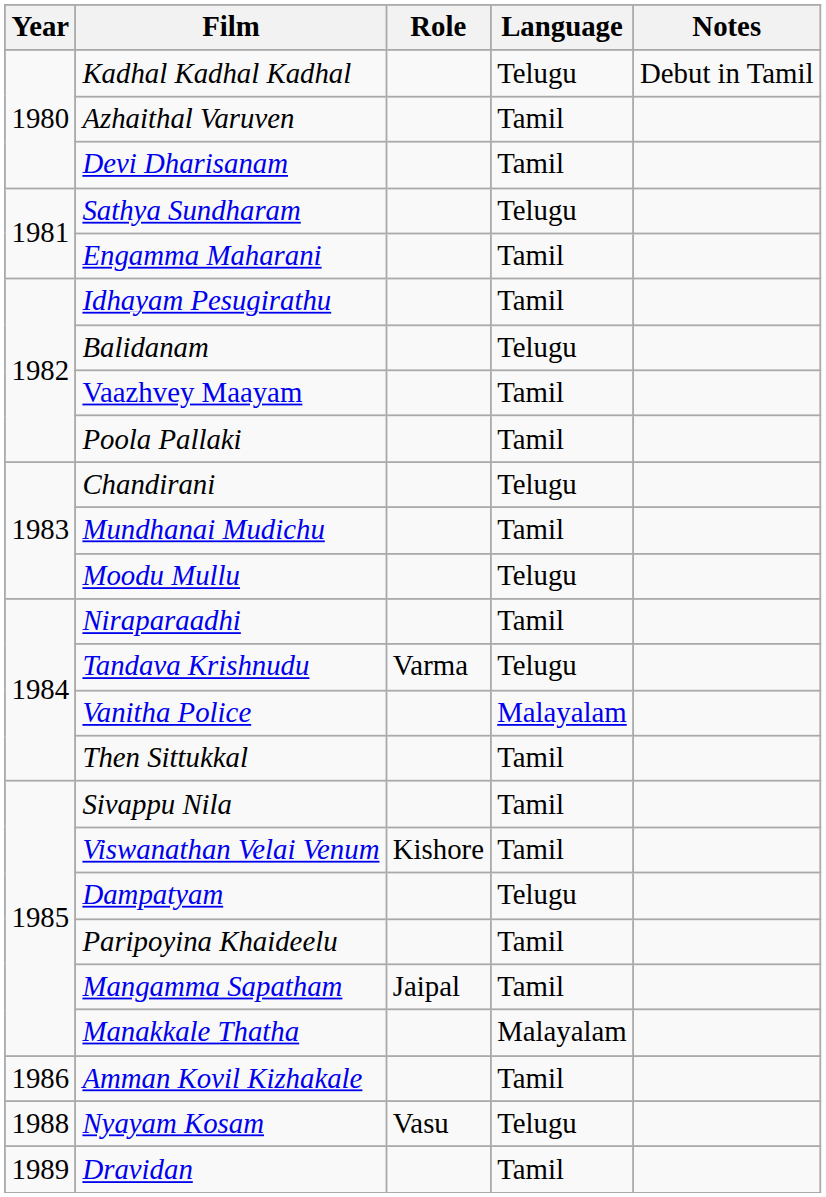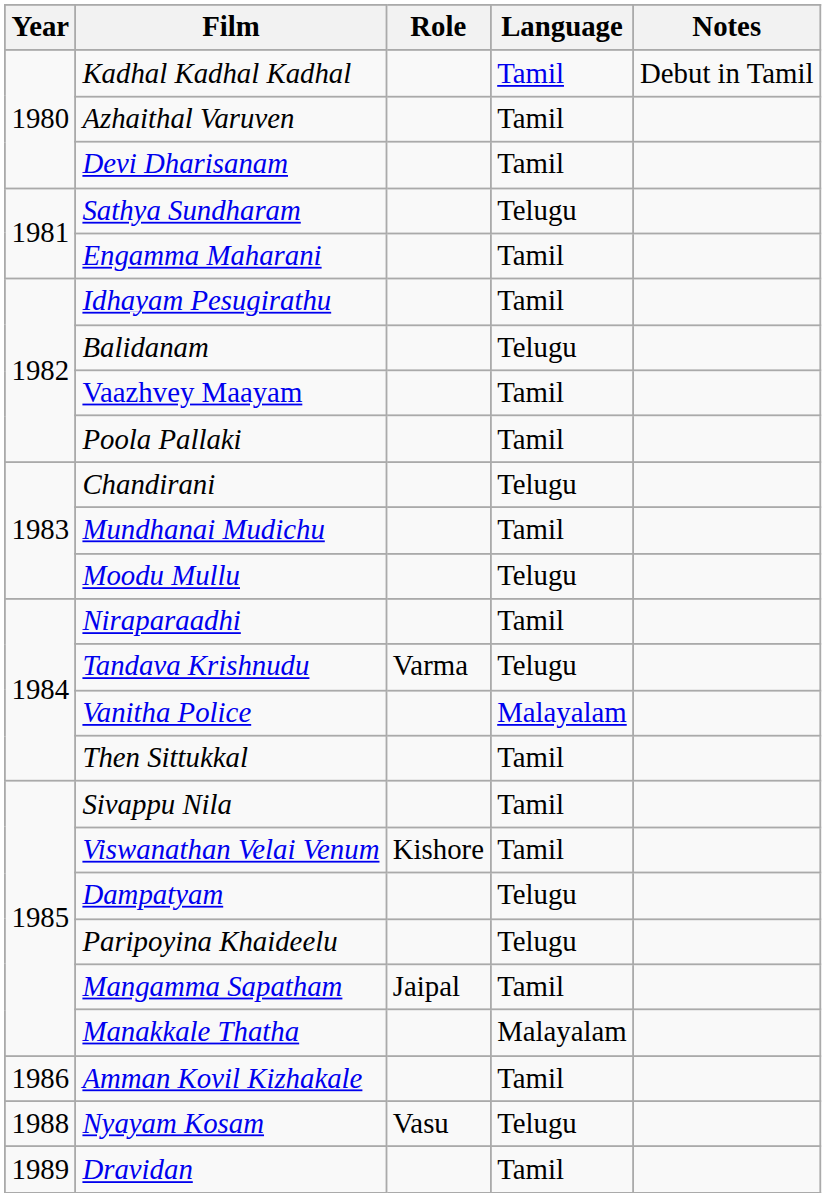(537, 73) Telugu -> (531, 73) Tamil
(531, 940) Tamil -> (537, 940) Telugu
